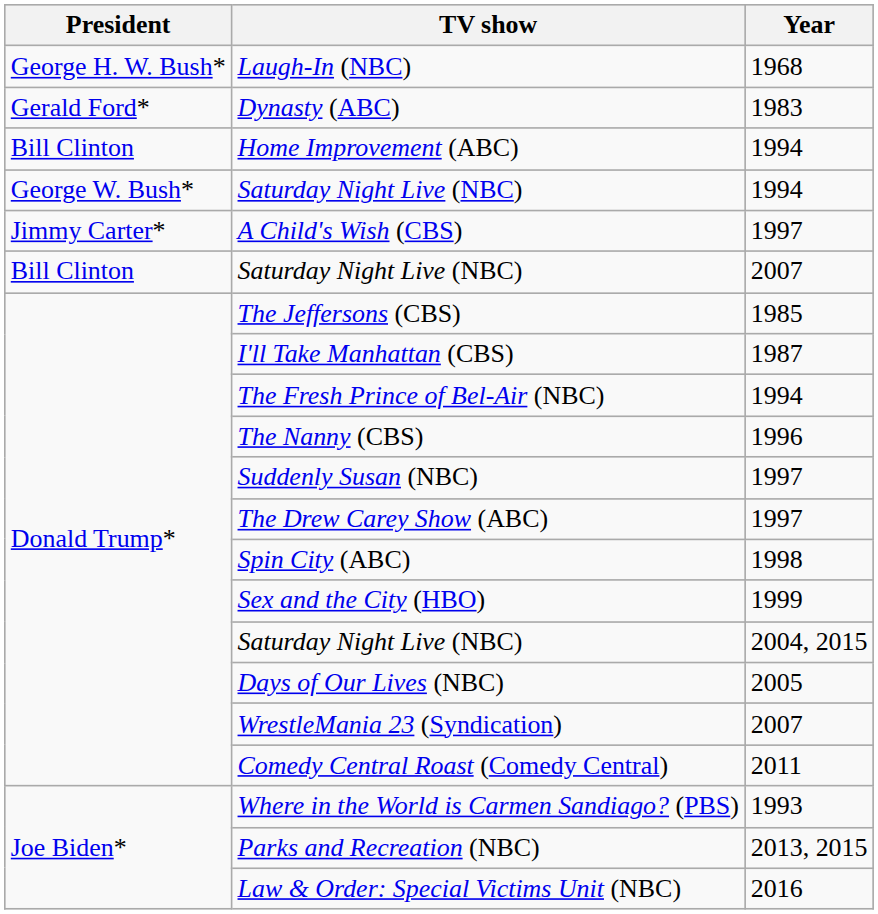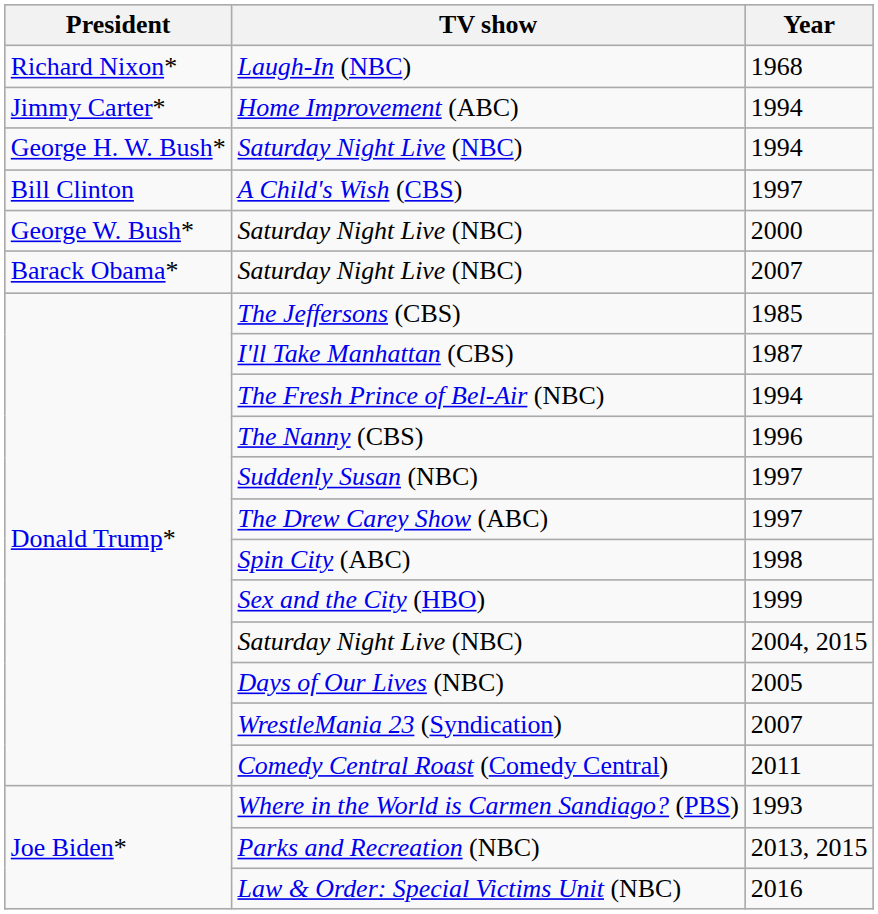(118, 66) George H. W. Bush* -> (94, 66) Richard Nixon*
- row: (319, 107)
(72, 148) Bill Clinton -> (88, 107) Jimmy Carter*
(102, 189) George W. Bush* -> (118, 148) George H. W. Bush*
(88, 230) Jimmy Carter* -> (72, 189) Bill Clinton
+ row: (380, 230)
(72, 271) Bill Clinton -> (95, 271) Barack Obama*
